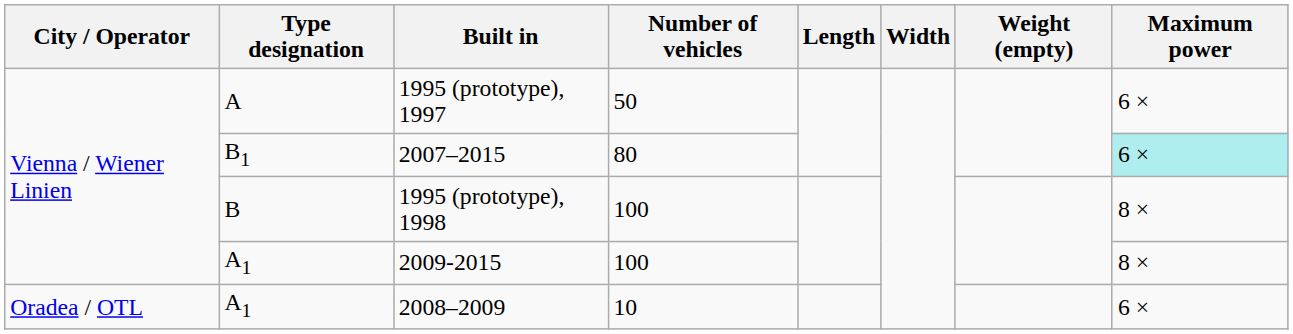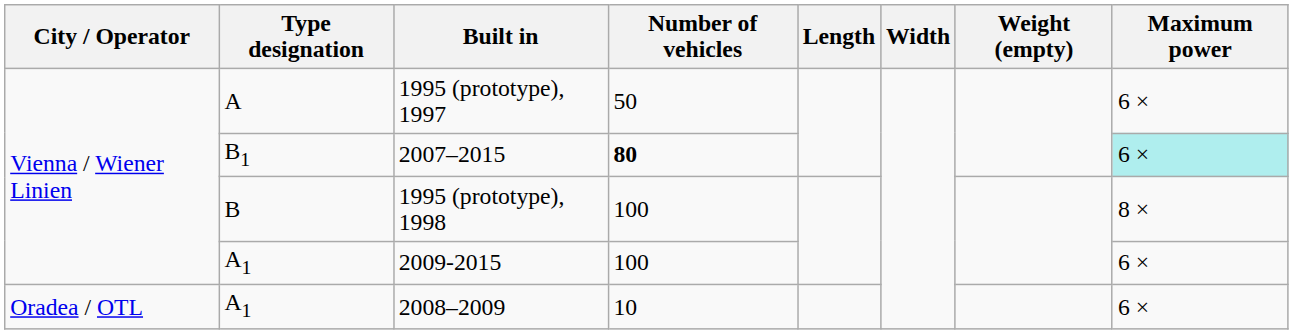(625, 154) normal -> (625, 154) bold
(1134, 262) 8 × -> (1134, 262) 6 ×
